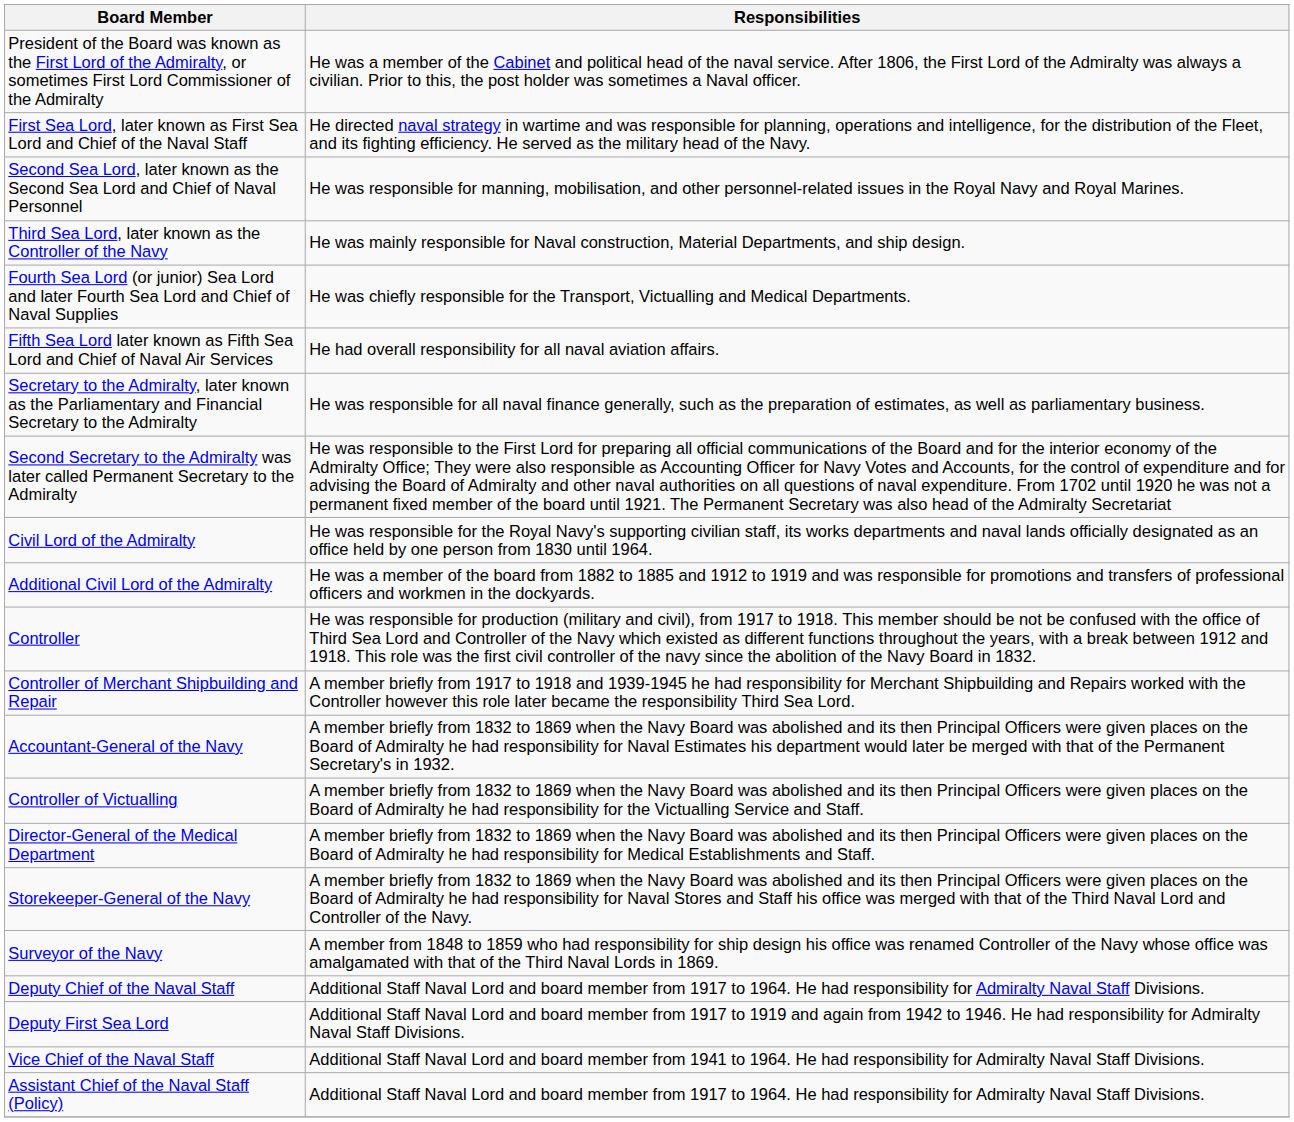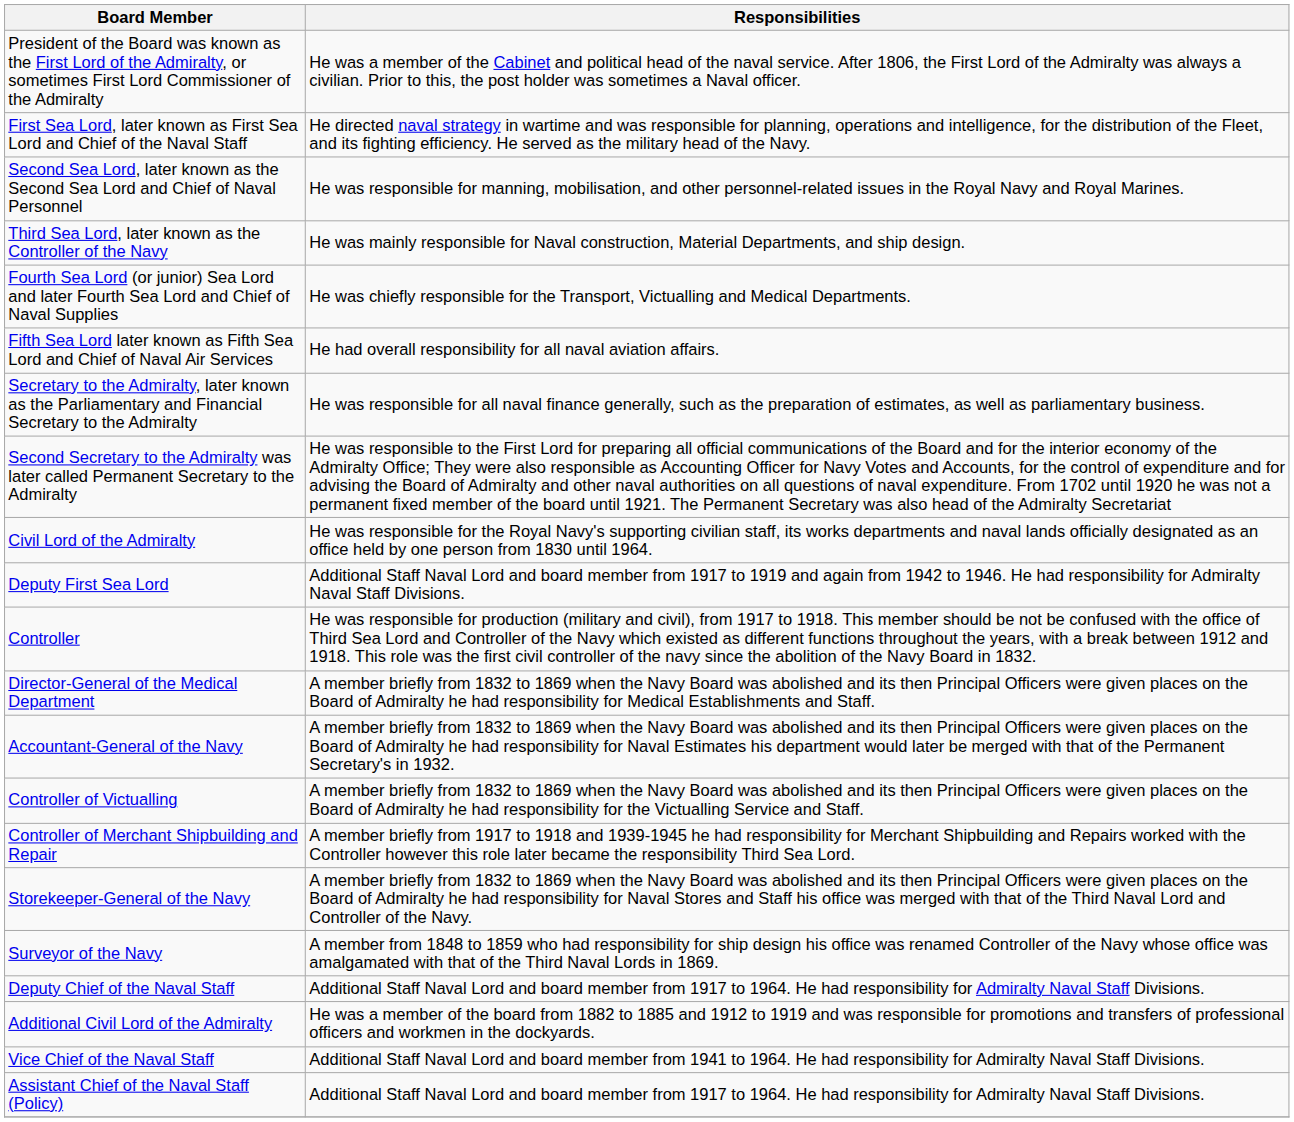rows swapped: (140, 584) <-> (88, 1024)
rows swapped: (153, 692) <-> (123, 845)
